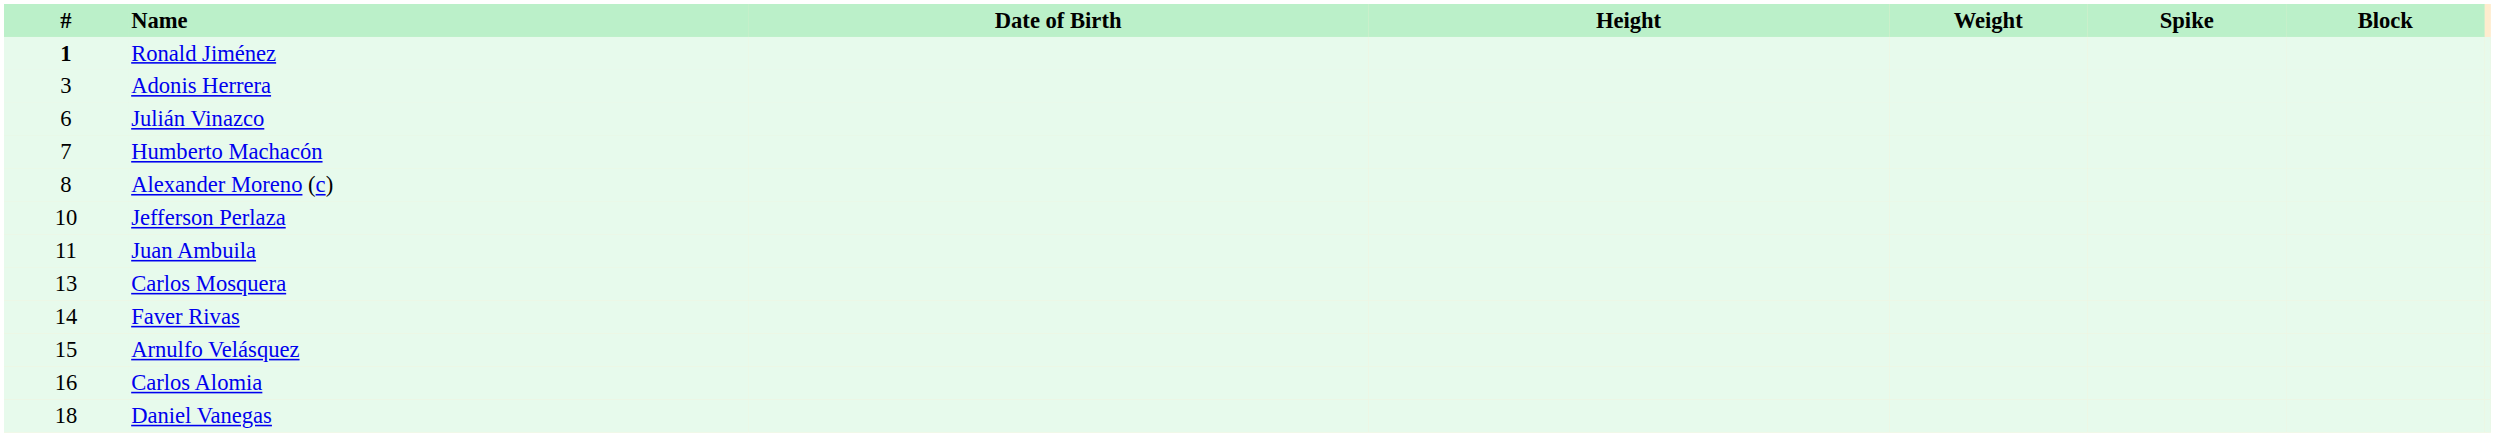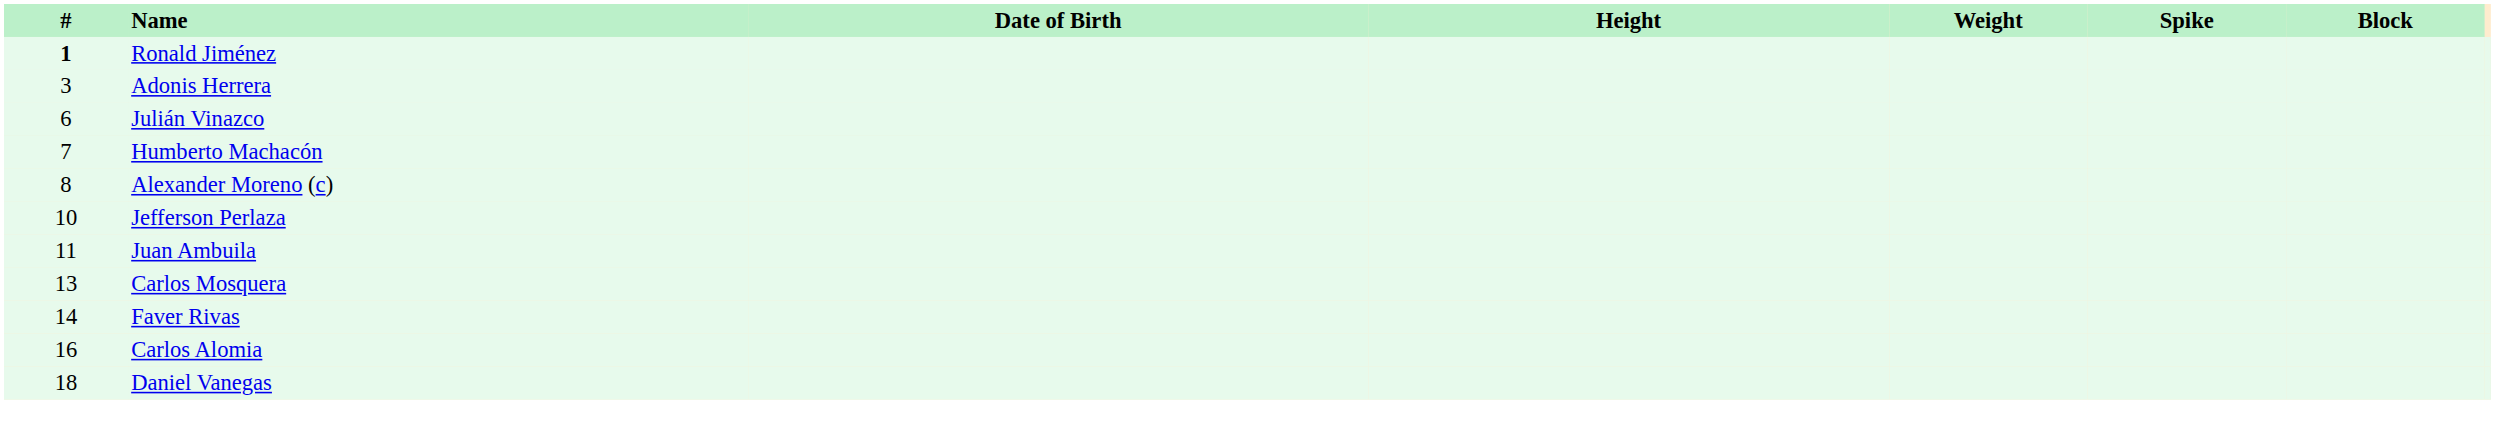- row: (215, 349)
